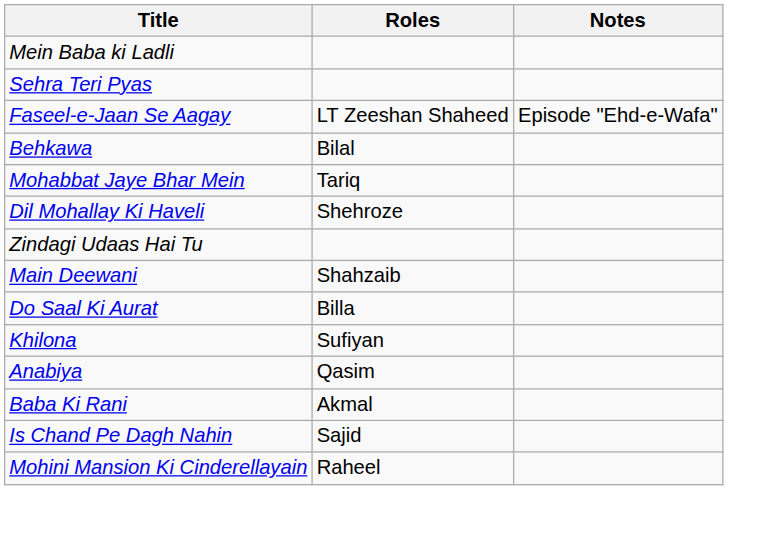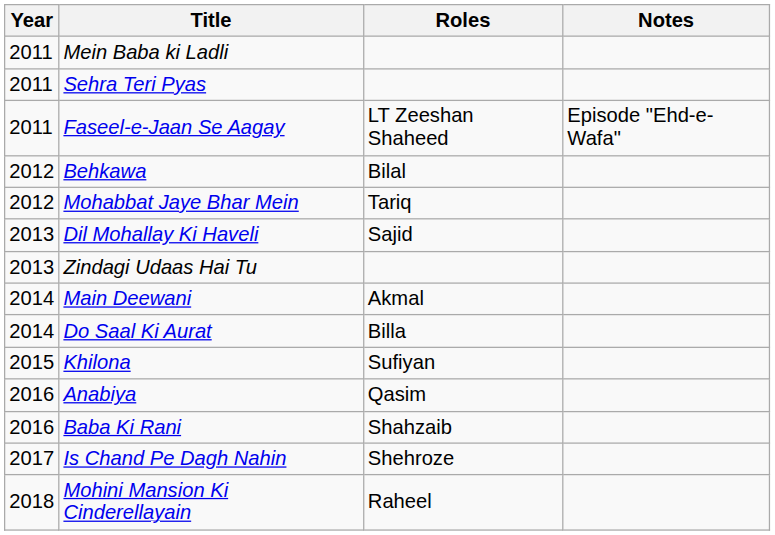+ column: (32, 20)
(360, 212) Shehroze -> (390, 235) Sajid
(359, 276) Shahzaib -> (396, 298) Akmal
(345, 404) Akmal -> (410, 426) Shahzaib
(339, 436) Sajid -> (411, 458) Shehroze
